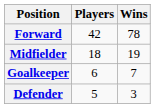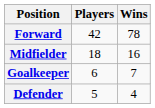(134, 53) 19 -> (134, 53) 16
(134, 93) 3 -> (134, 93) 4
